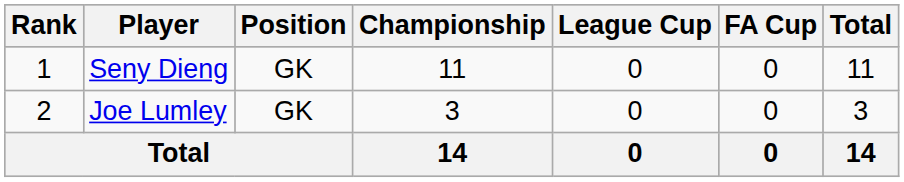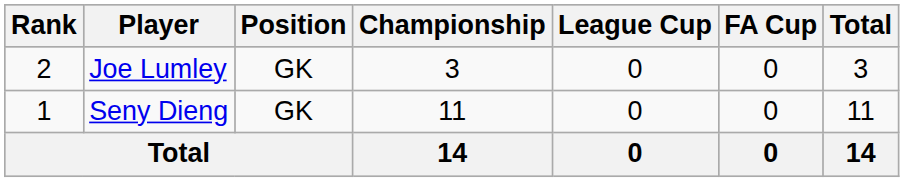rows swapped: (159, 68) <-> (158, 111)
